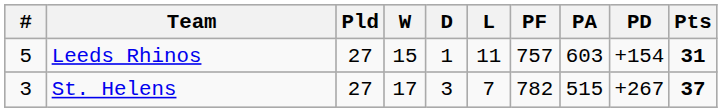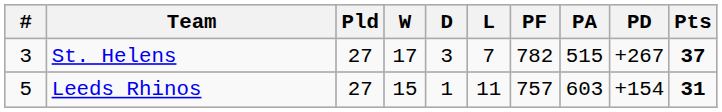rows swapped: (114, 90) <-> (127, 56)
